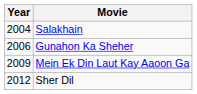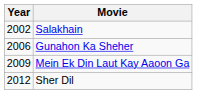(19, 30) 2004 -> (19, 30) 2002
